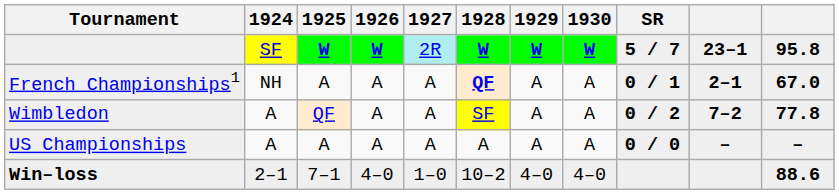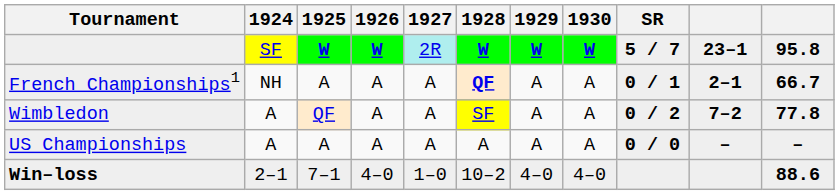(798, 82) 67.0 -> (798, 82) 66.7
